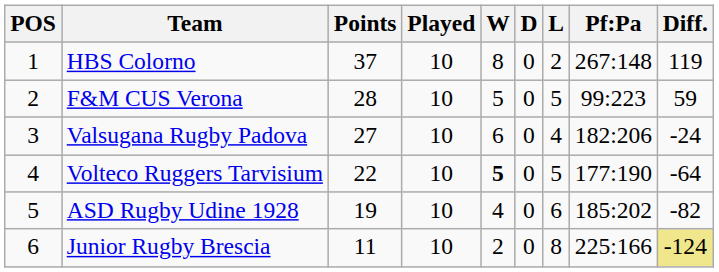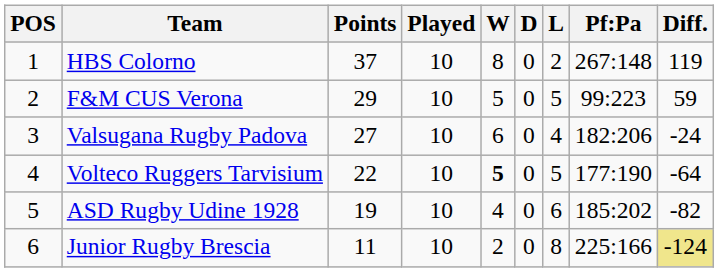(365, 98) 28 -> (365, 98) 29
